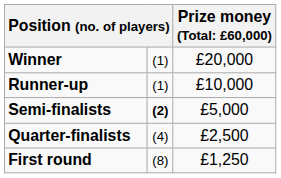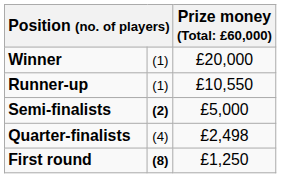(224, 85) £10,000 -> (224, 85) £10,550
(224, 135) £2,500 -> (224, 135) £2,498
(160, 161) normal -> (160, 160) bold
